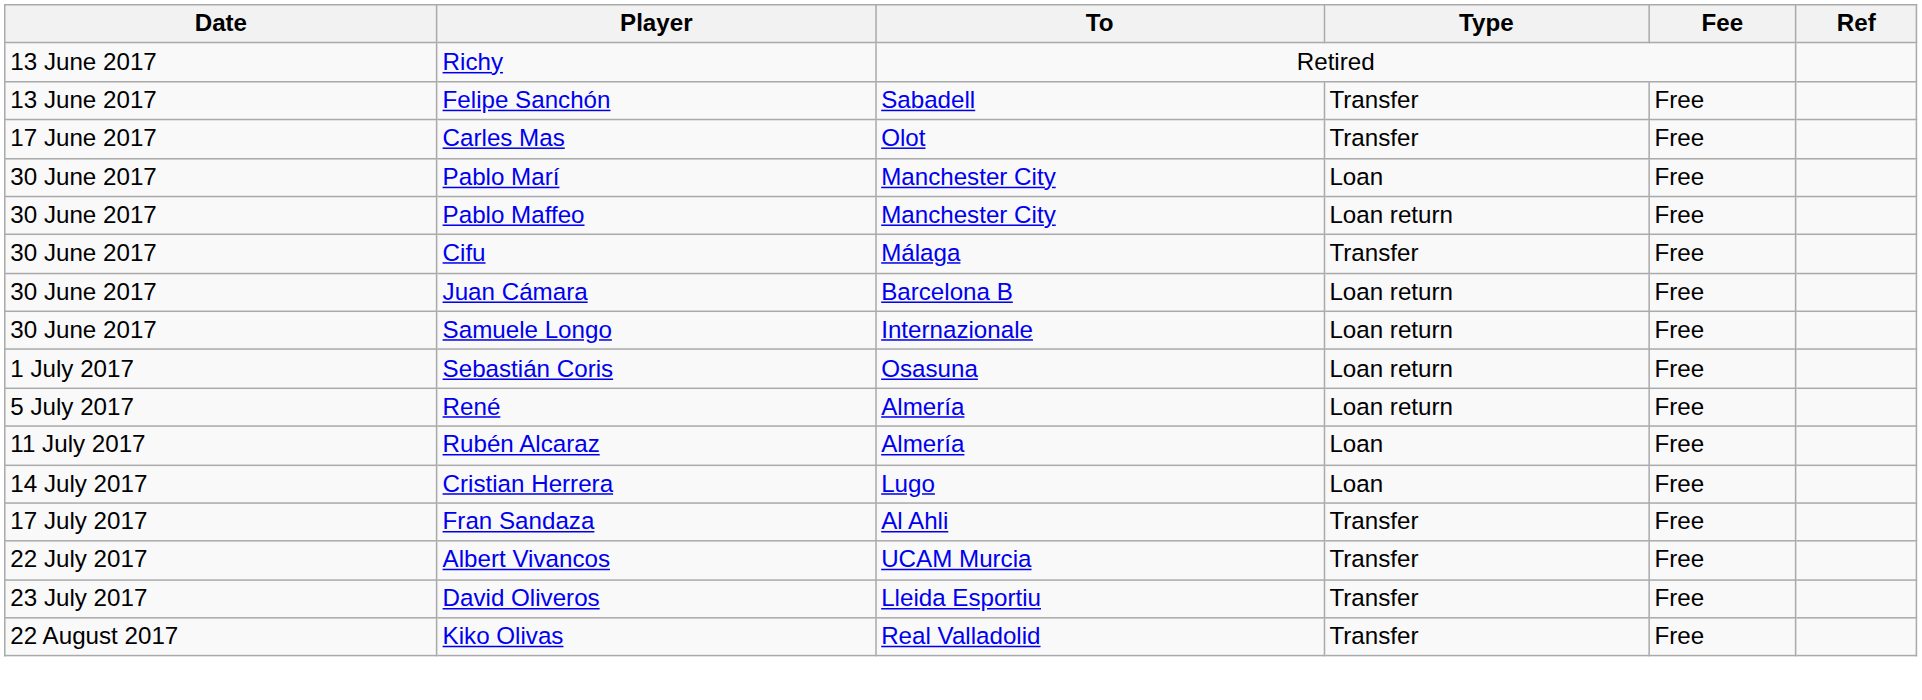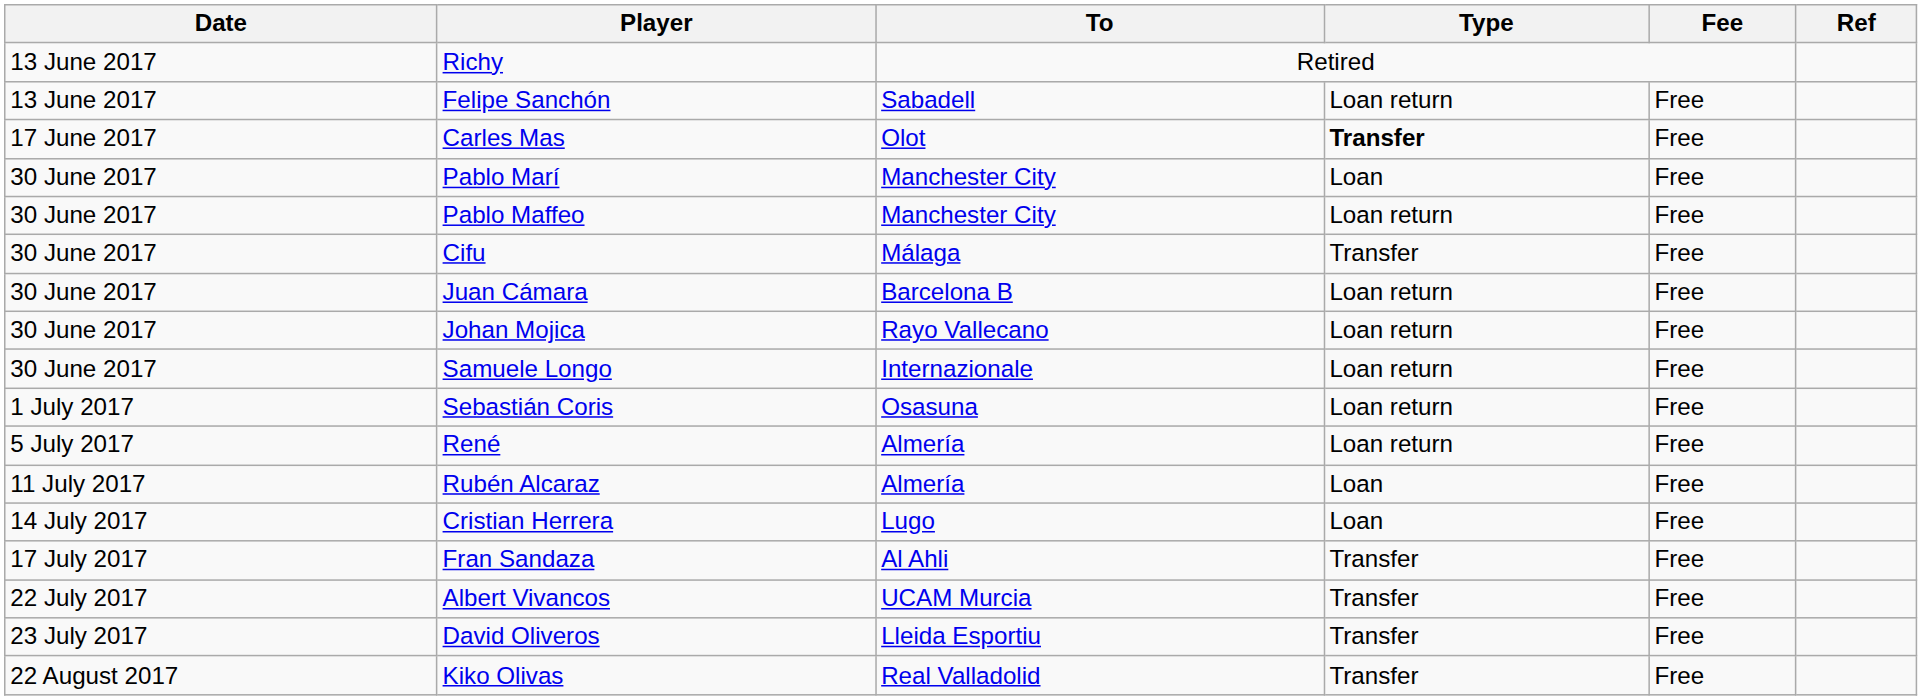(1374, 100) Transfer -> (1391, 100) Loan return
(1374, 138) normal -> (1377, 138) bold
+ row: (514, 330)
